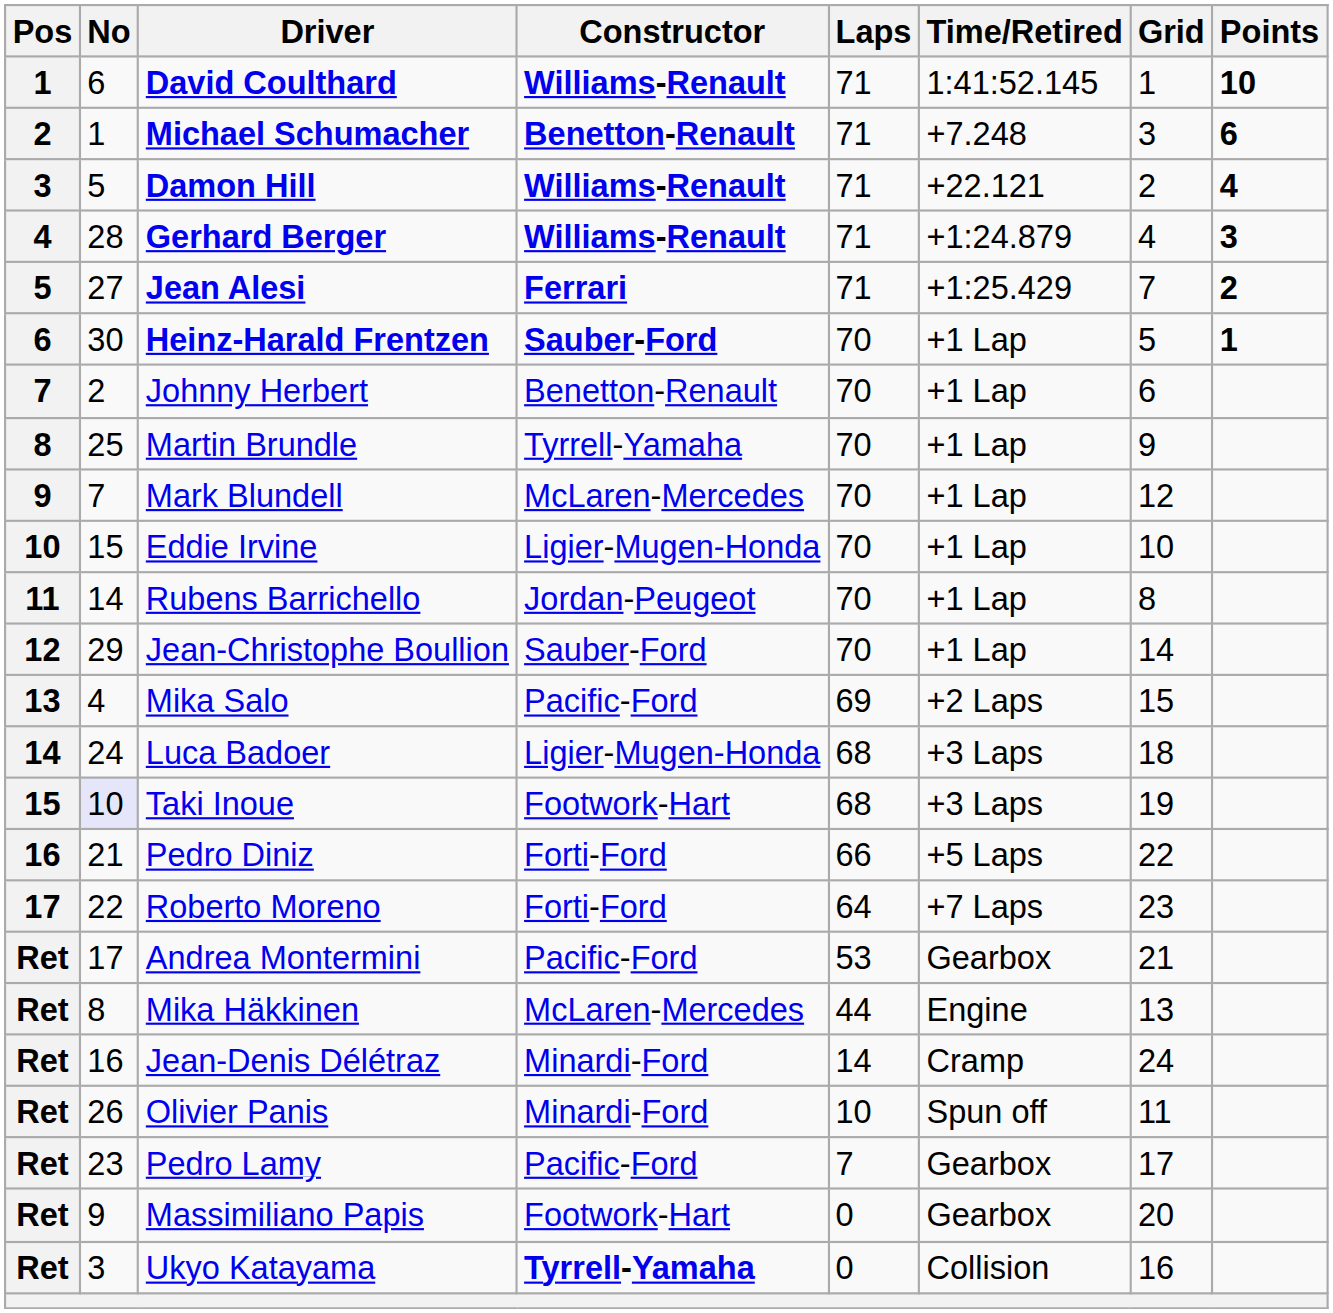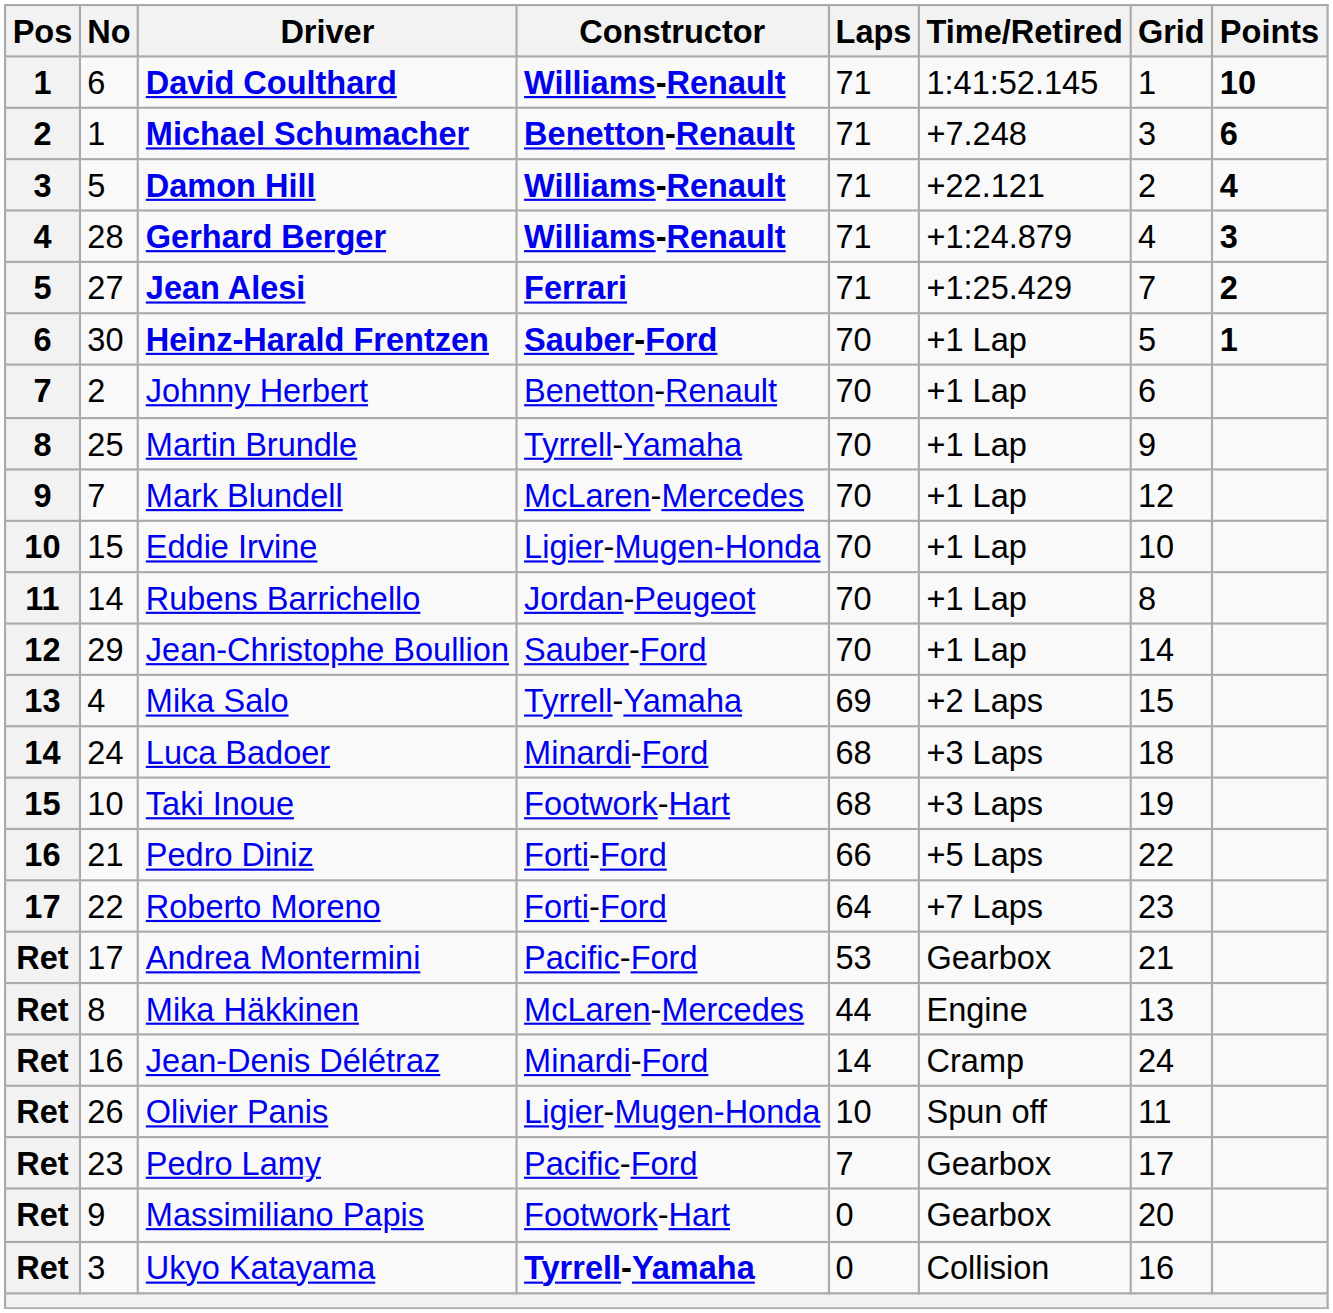(611, 700) Pacific-Ford -> (633, 700) Tyrrell-Yamaha
(672, 752) Ligier-Mugen-Honda -> (616, 752) Minardi-Ford
(105, 803) lavender background -> (105, 803) no background
(616, 1112) Minardi-Ford -> (672, 1112) Ligier-Mugen-Honda
